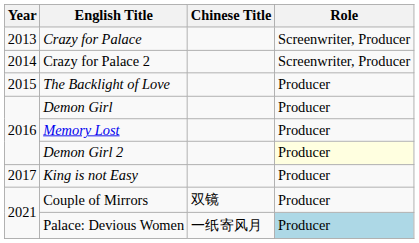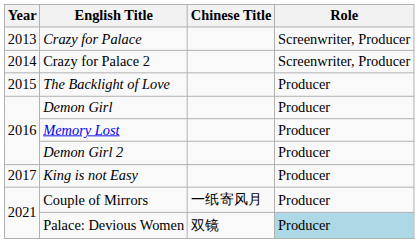(304, 152) lightyellow background -> (304, 152) no background
(205, 199) 双镜 -> (227, 199) 一纸寄风月
(227, 225) 一纸寄风月 -> (205, 225) 双镜
